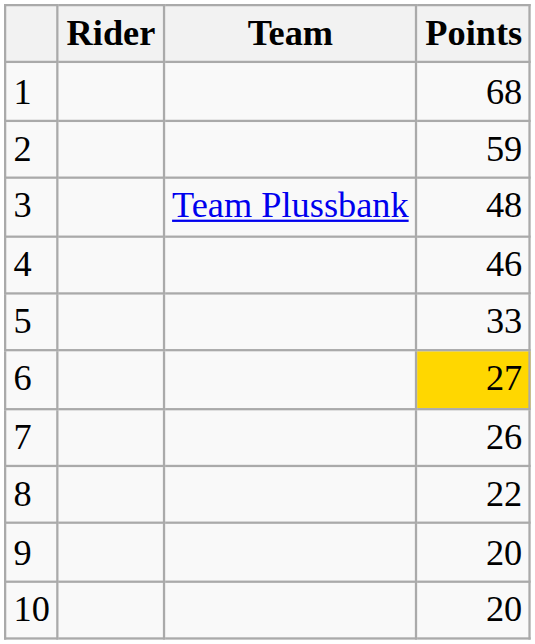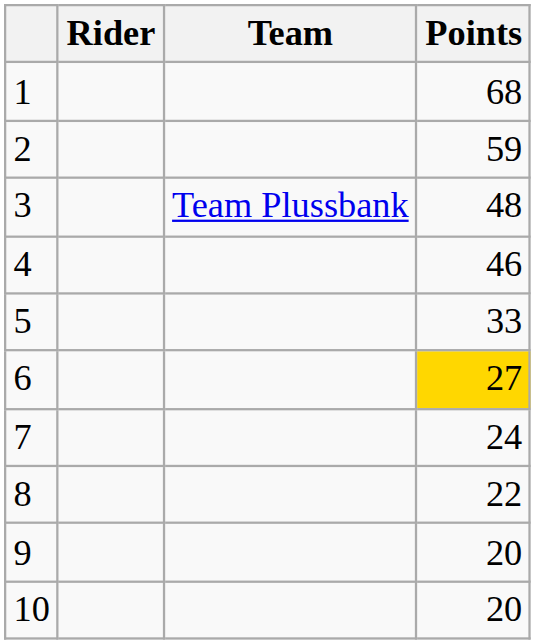(504, 436) 26 -> (504, 436) 24
